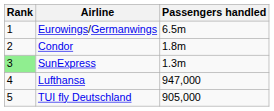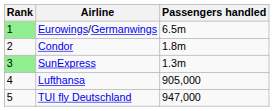(10, 30) no background -> (10, 30) lightgreen background
(181, 81) 947,000 -> (181, 81) 905,000
(181, 98) 905,000 -> (181, 98) 947,000
